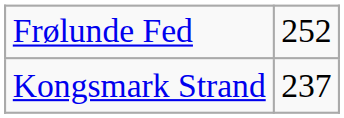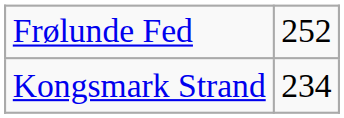(306, 85) 237 -> (306, 85) 234
